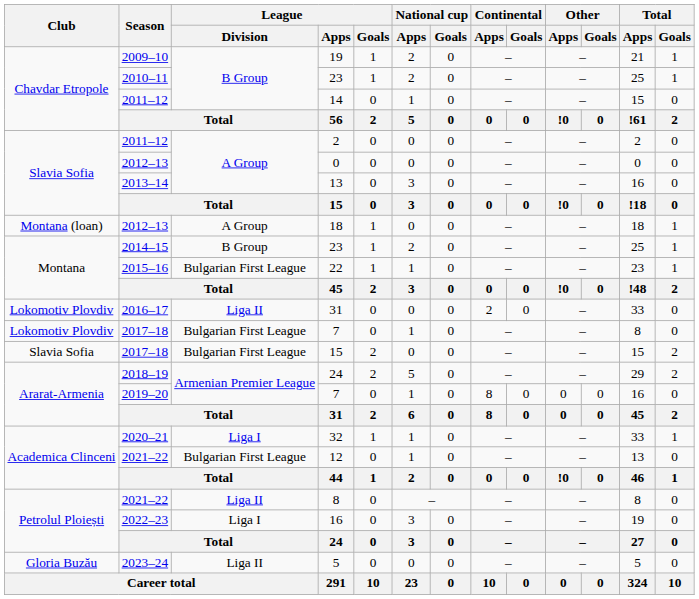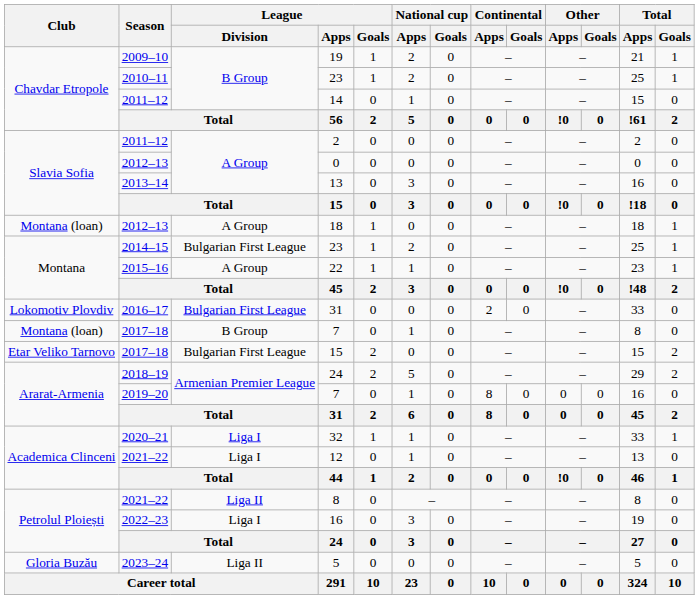(245, 246) B Group -> (245, 246) Bulgarian First League
(245, 267) Bulgarian First League -> (245, 267) A Group
(245, 309) Liga II -> (245, 309) Bulgarian First League
(61, 330) Lokomotiv Plovdiv -> (61, 330) Montana (loan)
(245, 330) Bulgarian First League -> (245, 330) B Group
(61, 352) Slavia Sofia -> (61, 352) Etar Veliko Tarnovo
(245, 457) Bulgarian First League -> (245, 457) Liga I
